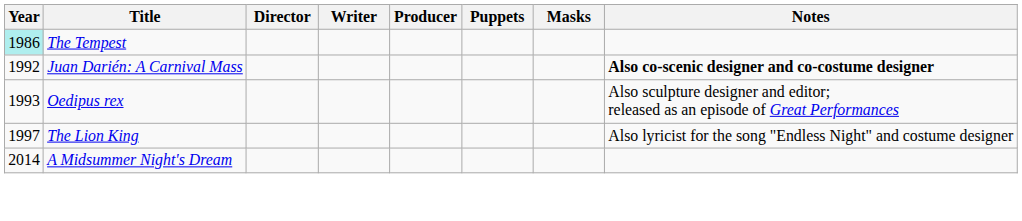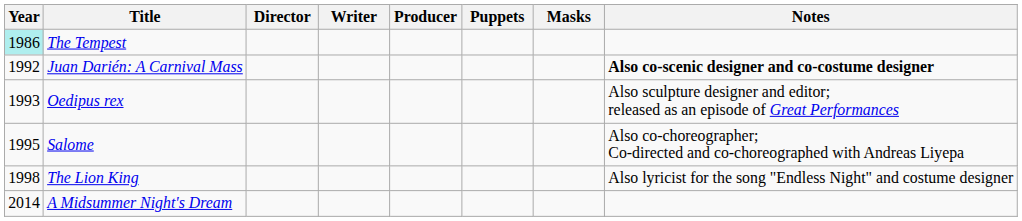+ row: (70, 144)
(24, 135) 1997 -> (24, 178) 1998
